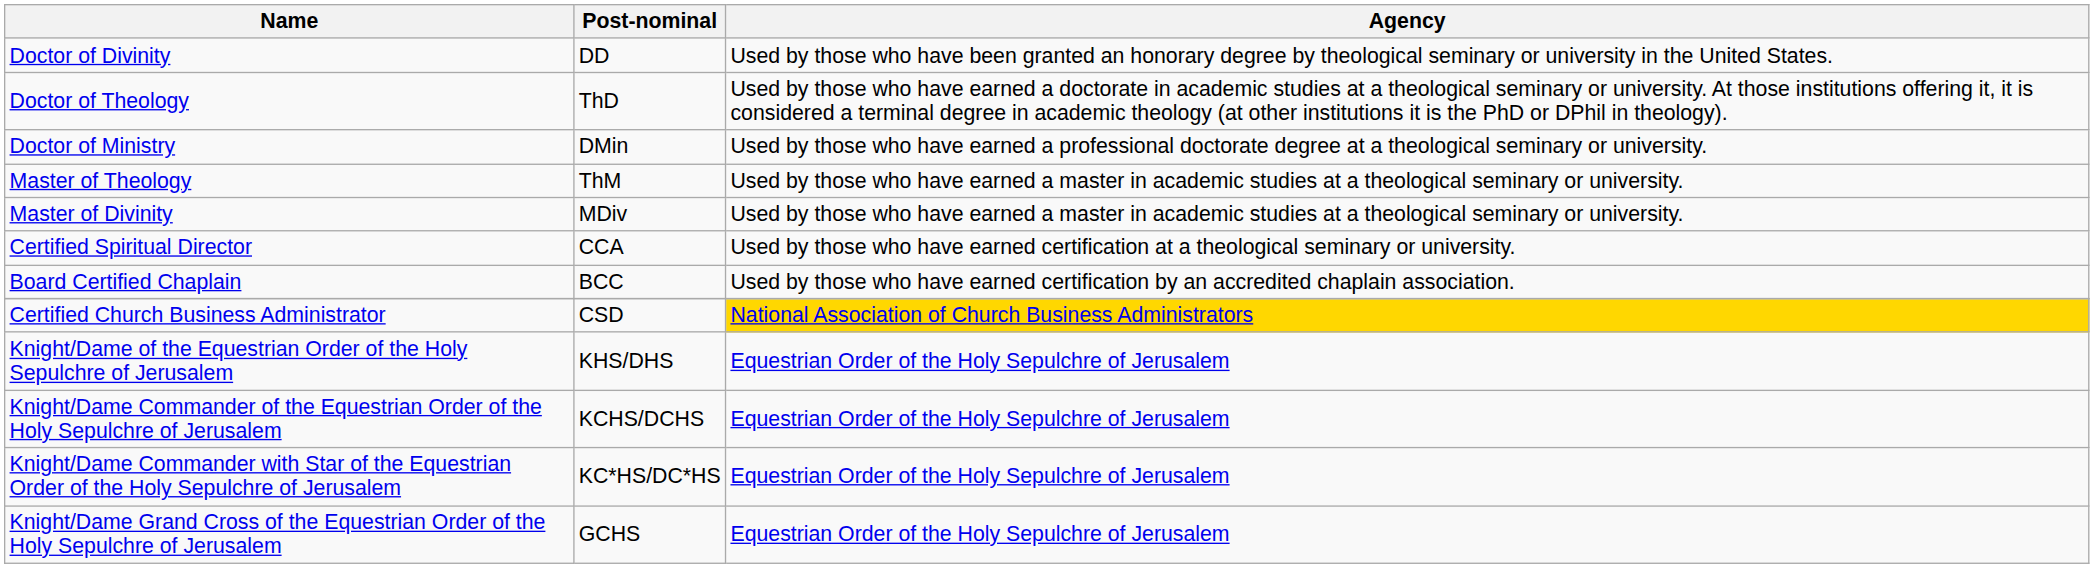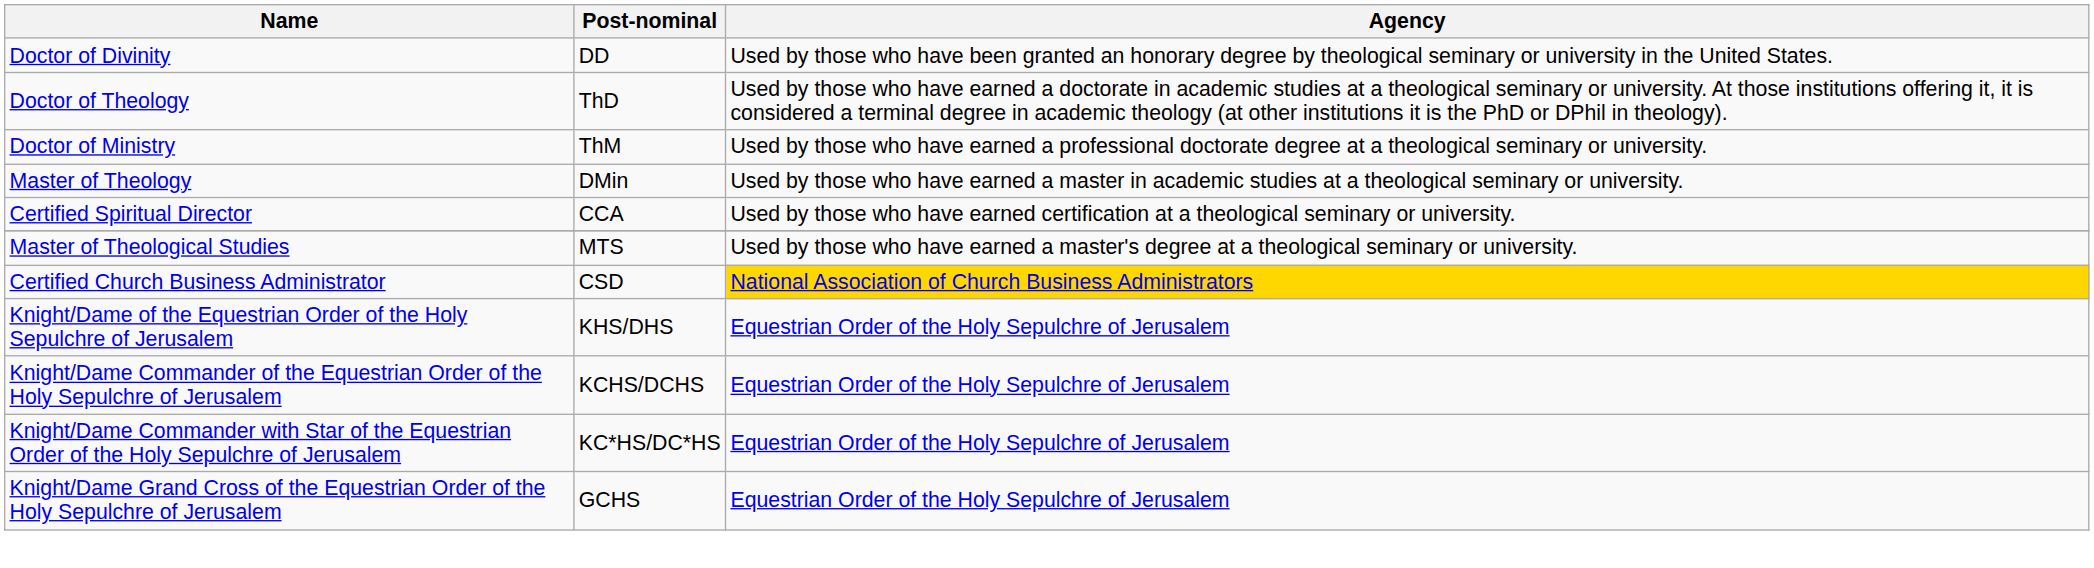(604, 146) DMin -> (600, 146) ThM
(600, 180) ThM -> (604, 180) DMin
- row: (91, 214)
- row: (125, 281)
+ row: (150, 247)
